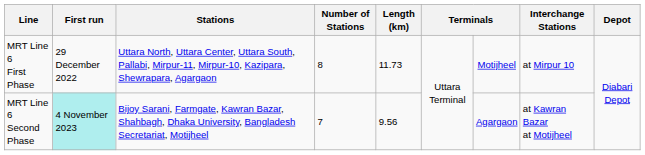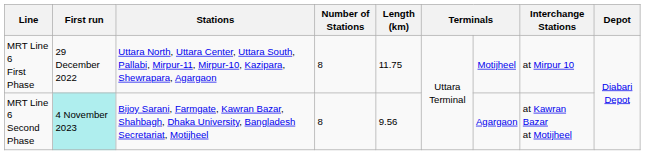(390, 65) 11.73 -> (390, 65) 11.75
(320, 122) 7 -> (320, 122) 8
